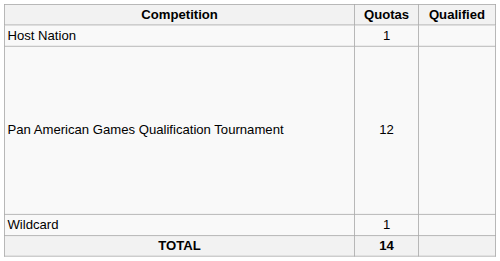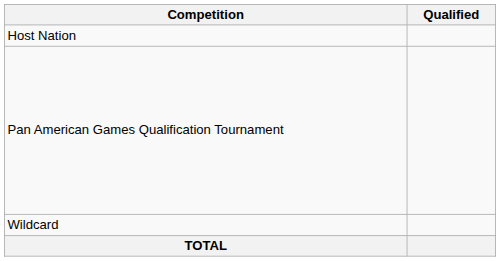- column: (387, 14)
